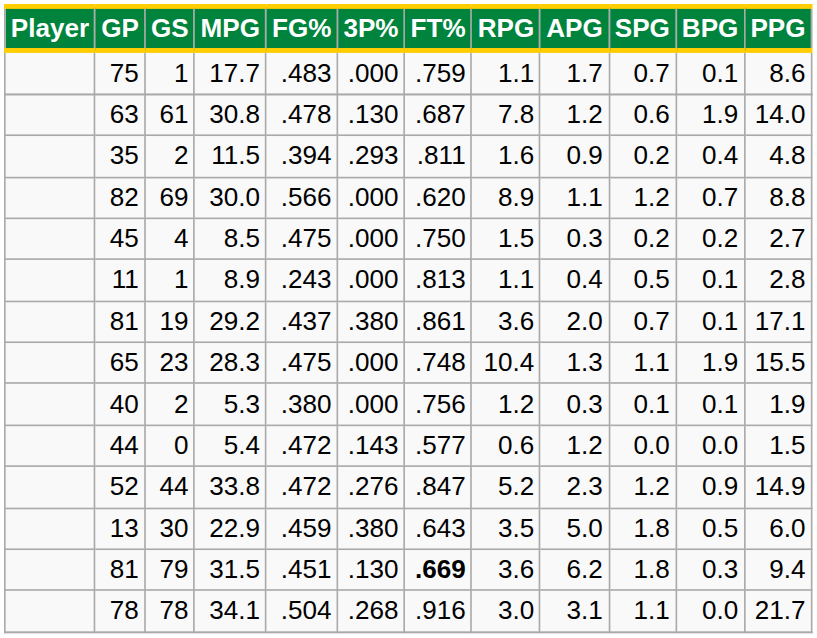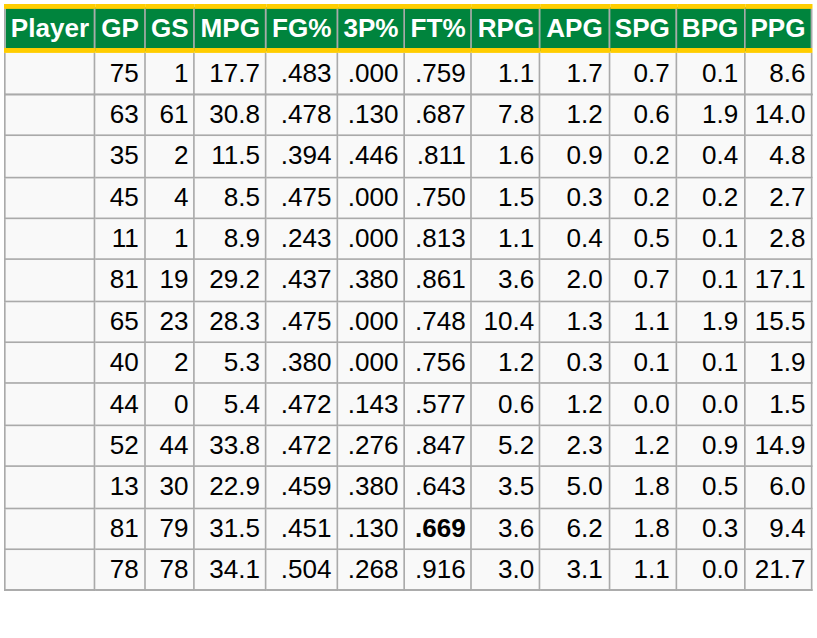(373, 155) .293 -> (373, 155) .446
- row: (235, 197)
